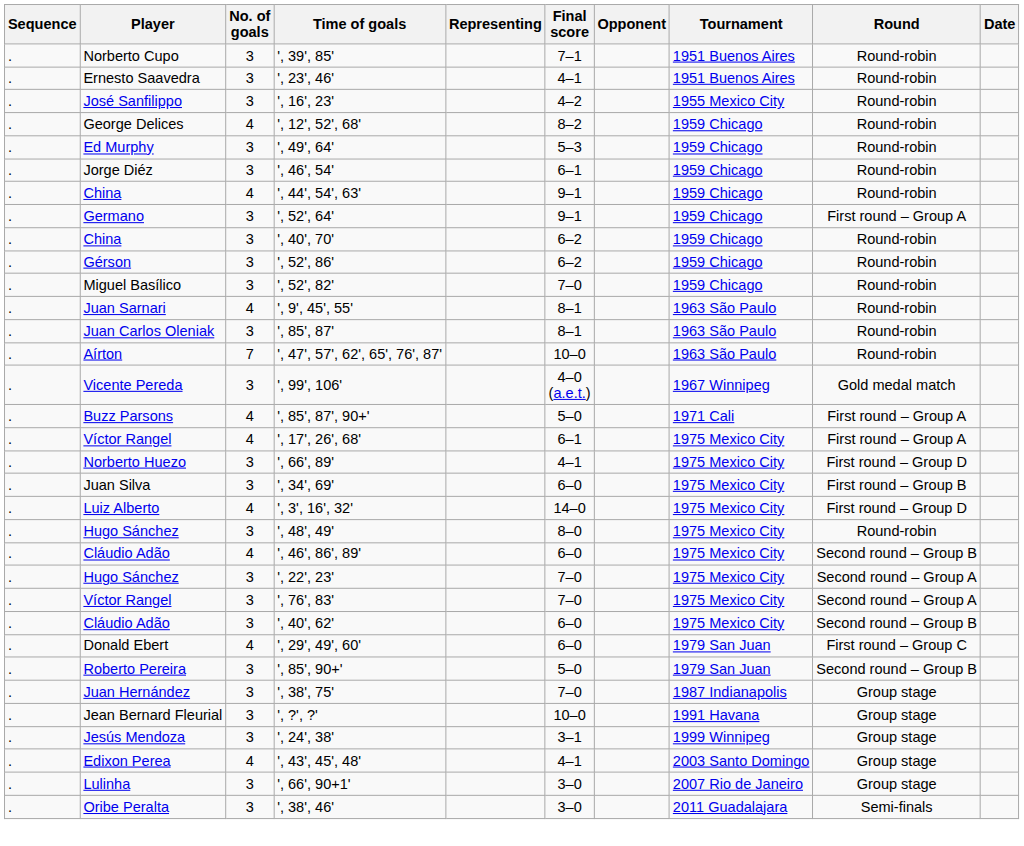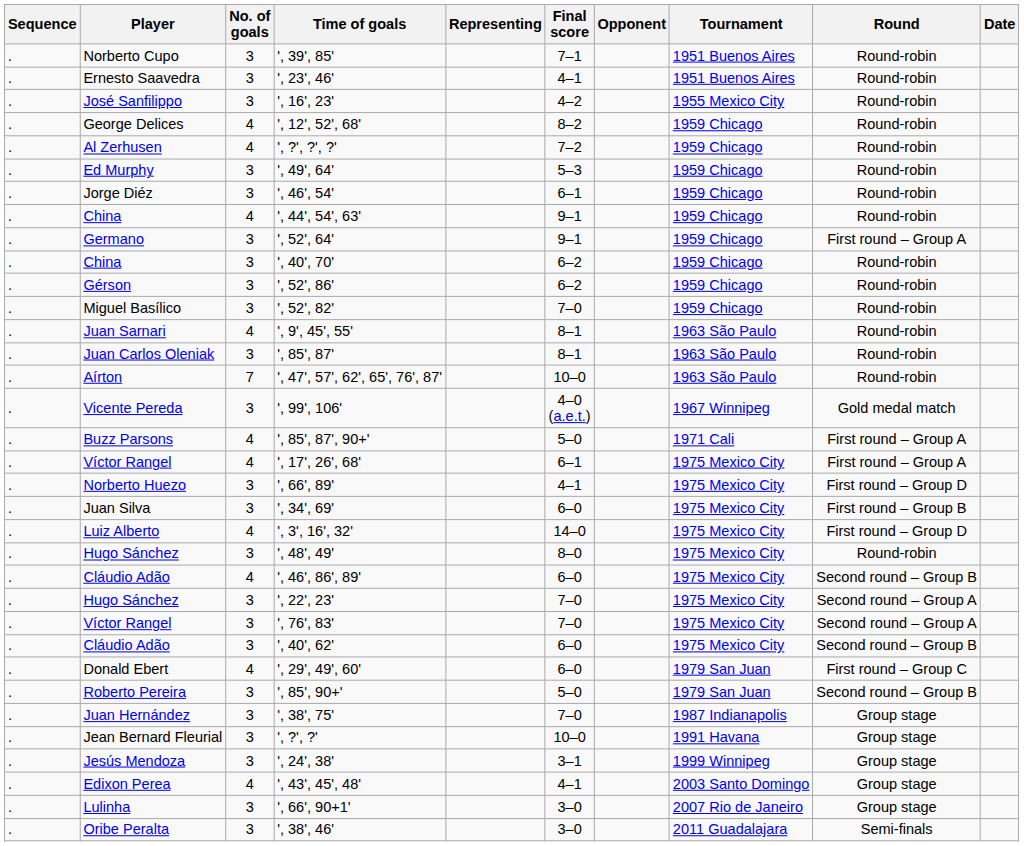+ row: (307, 147)
